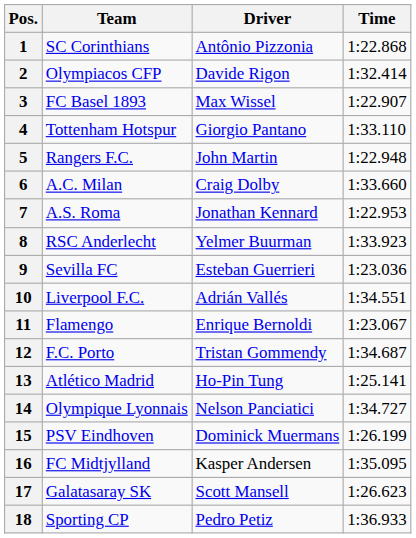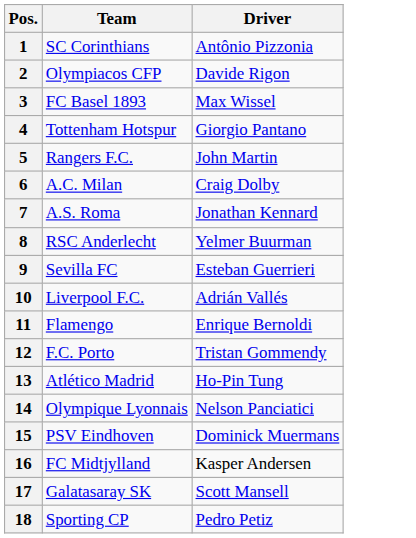- column: (377, 18)
